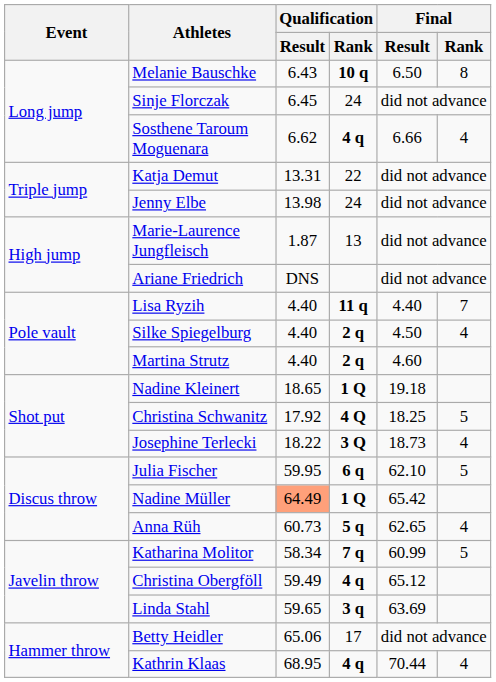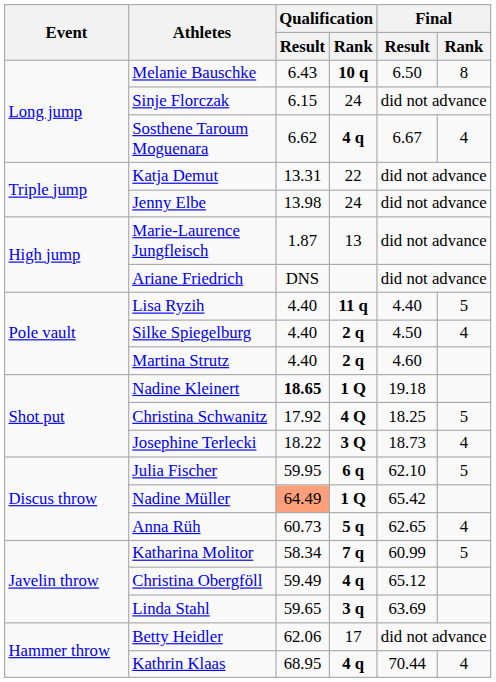(302, 101) 6.45 -> (302, 101) 6.15
(407, 138) 6.66 -> (407, 138) 6.67
(464, 306) 7 -> (464, 306) 5
(302, 388) normal -> (302, 388) bold
(302, 636) 65.06 -> (302, 636) 62.06
